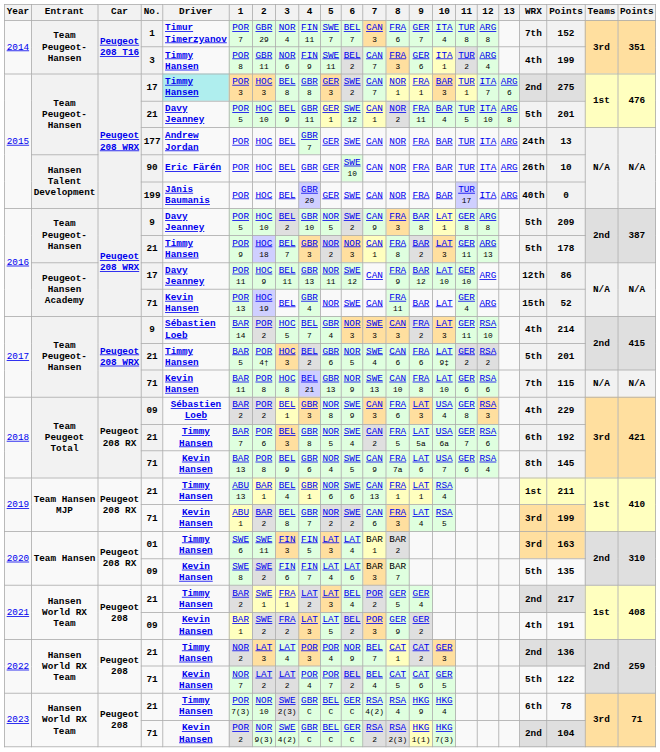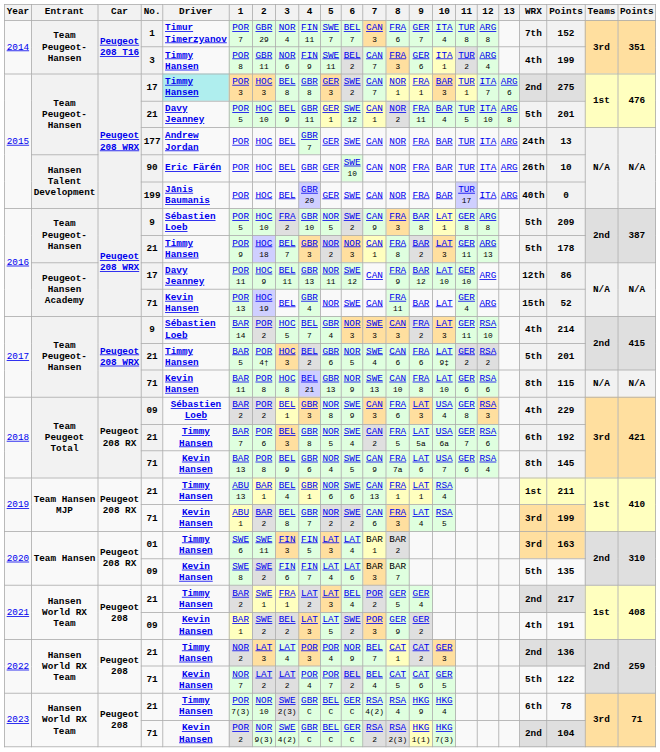(185, 222) Davy Jeanney -> (190, 222) Sébastien Loeb
(287, 221) BEL 2 -> (287, 221) FRA 2
(533, 383) 7th -> (533, 383) 8th
(287, 625) FRA 2 -> (287, 625) BEL 2
(352, 625) BEL 2 -> (352, 625) SWE 2
